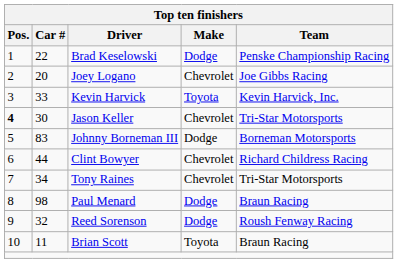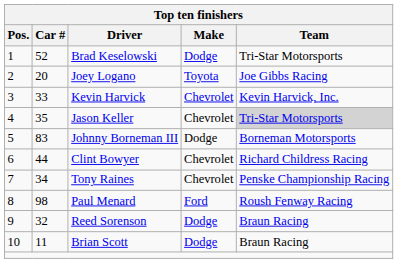(41, 55) 22 -> (41, 55) 52
(314, 55) Penske Championship Racing -> (291, 55) Tri-Star Motorsports
(209, 76) Chevrolet -> (201, 76) Toyota
(201, 96) Toyota -> (209, 96) Chevrolet
(11, 117) bold -> (11, 117) normal
(41, 117) 30 -> (41, 117) 35
(291, 117) no background -> (291, 117) lightgrey background
(291, 179) Tri-Star Motorsports -> (314, 179) Penske Championship Racing
(201, 200) Dodge -> (196, 200) Ford
(274, 200) Braun Racing -> (296, 200) Roush Fenway Racing
(296, 220) Roush Fenway Racing -> (274, 220) Braun Racing
(201, 241) Toyota -> (201, 241) Dodge
